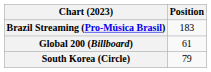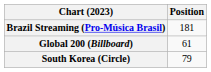(187, 28) 183 -> (187, 28) 181
